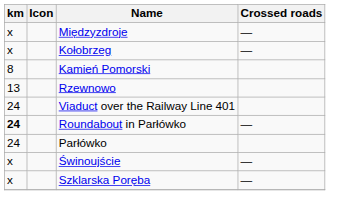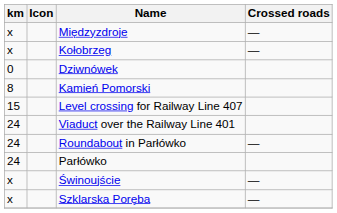+ row: (88, 69)
- row: (87, 87)
+ row: (151, 106)
(14, 124) bold -> (14, 143) normal
